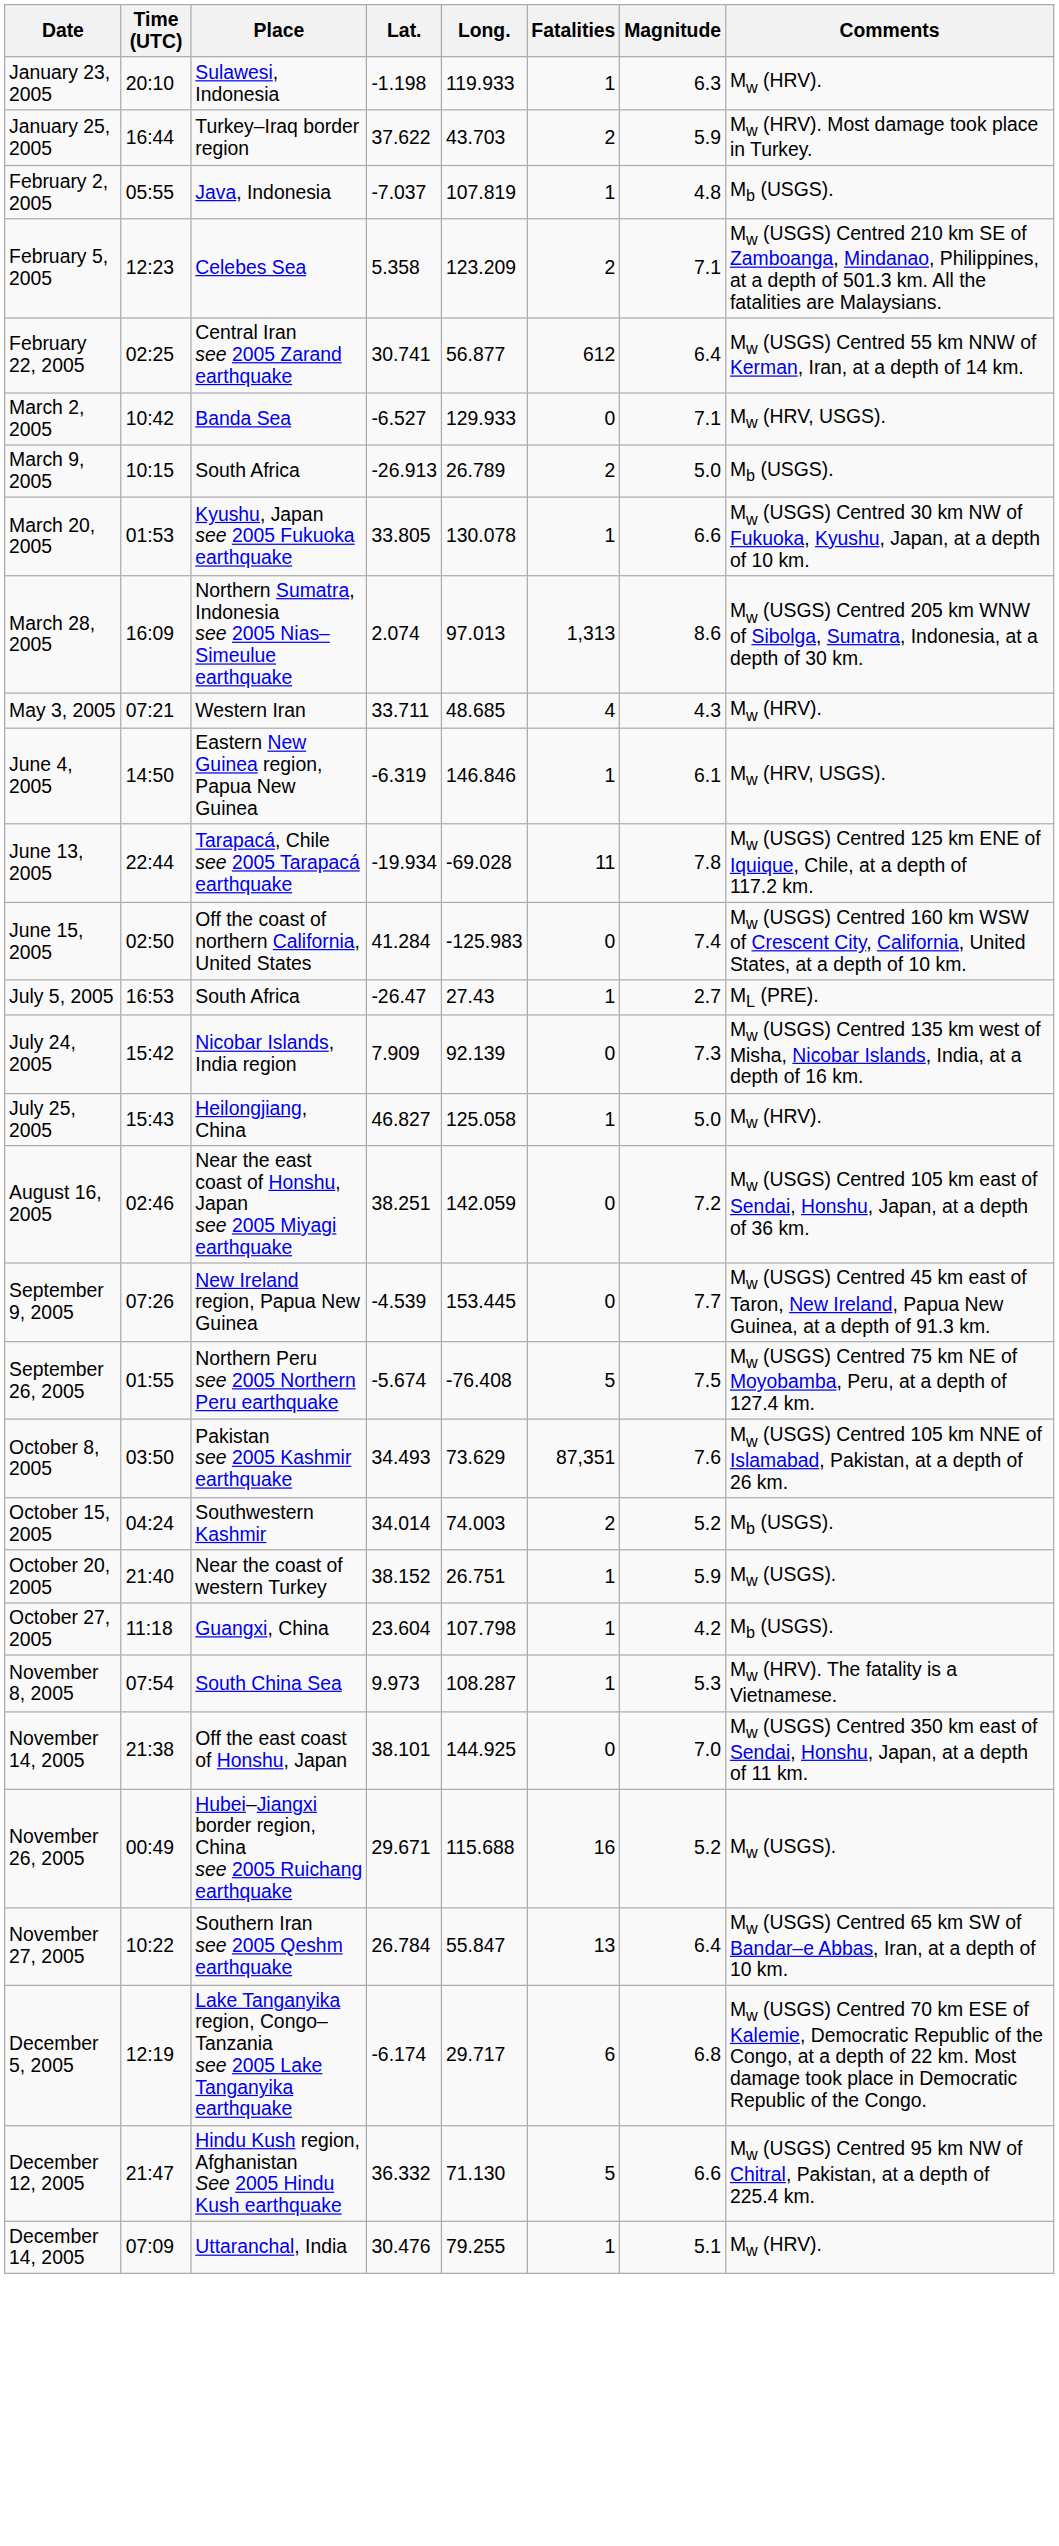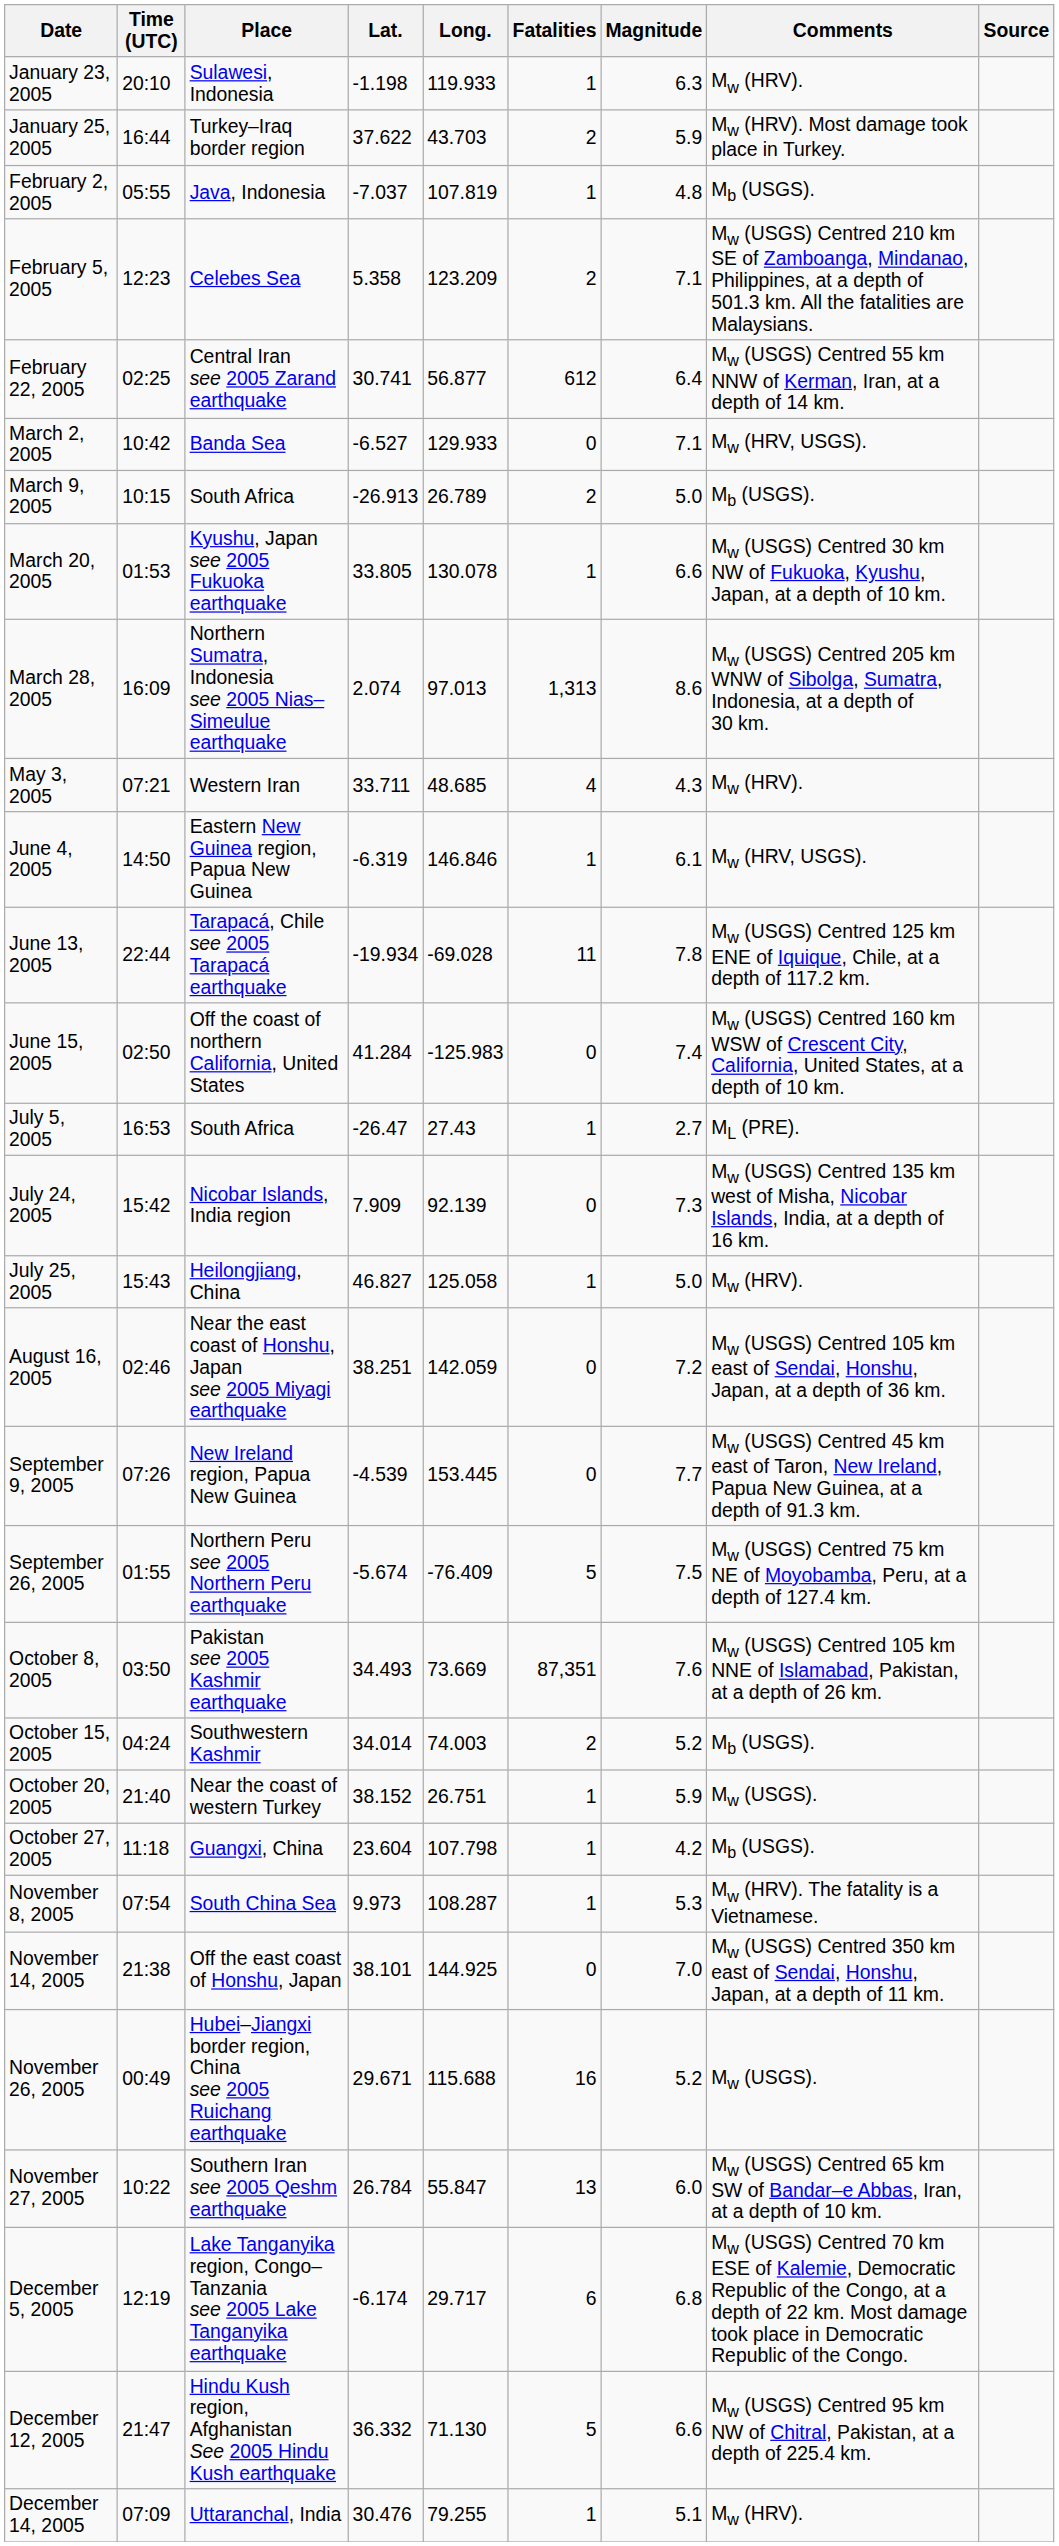+ column: (1016, 30)
(479, 1380) -76.408 -> (460, 1573) -76.409
(476, 1458) 73.629 -> (457, 1669) 73.669
(708, 1946) 6.4 -> (689, 2188) 6.0
